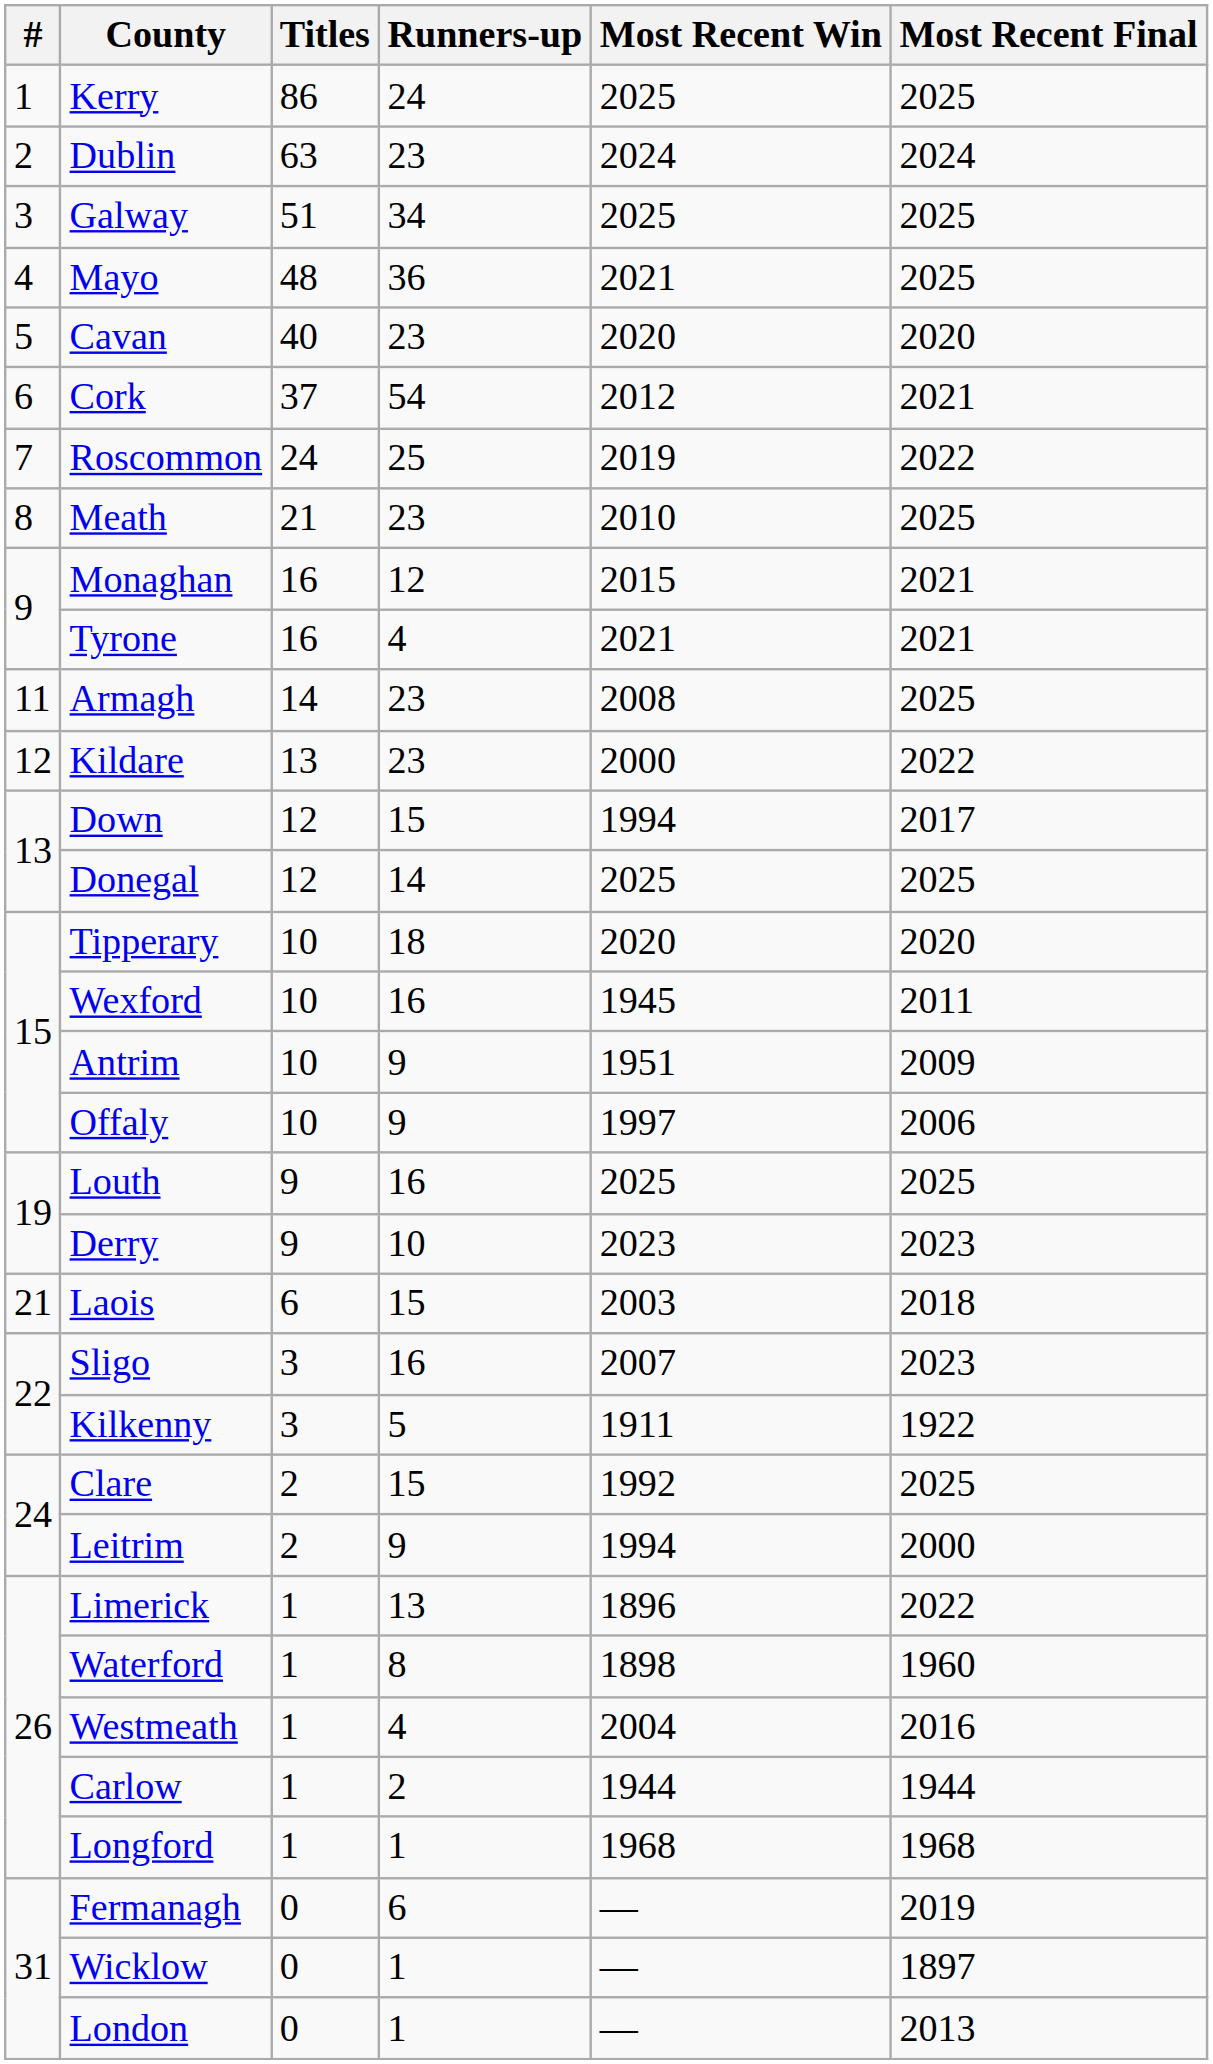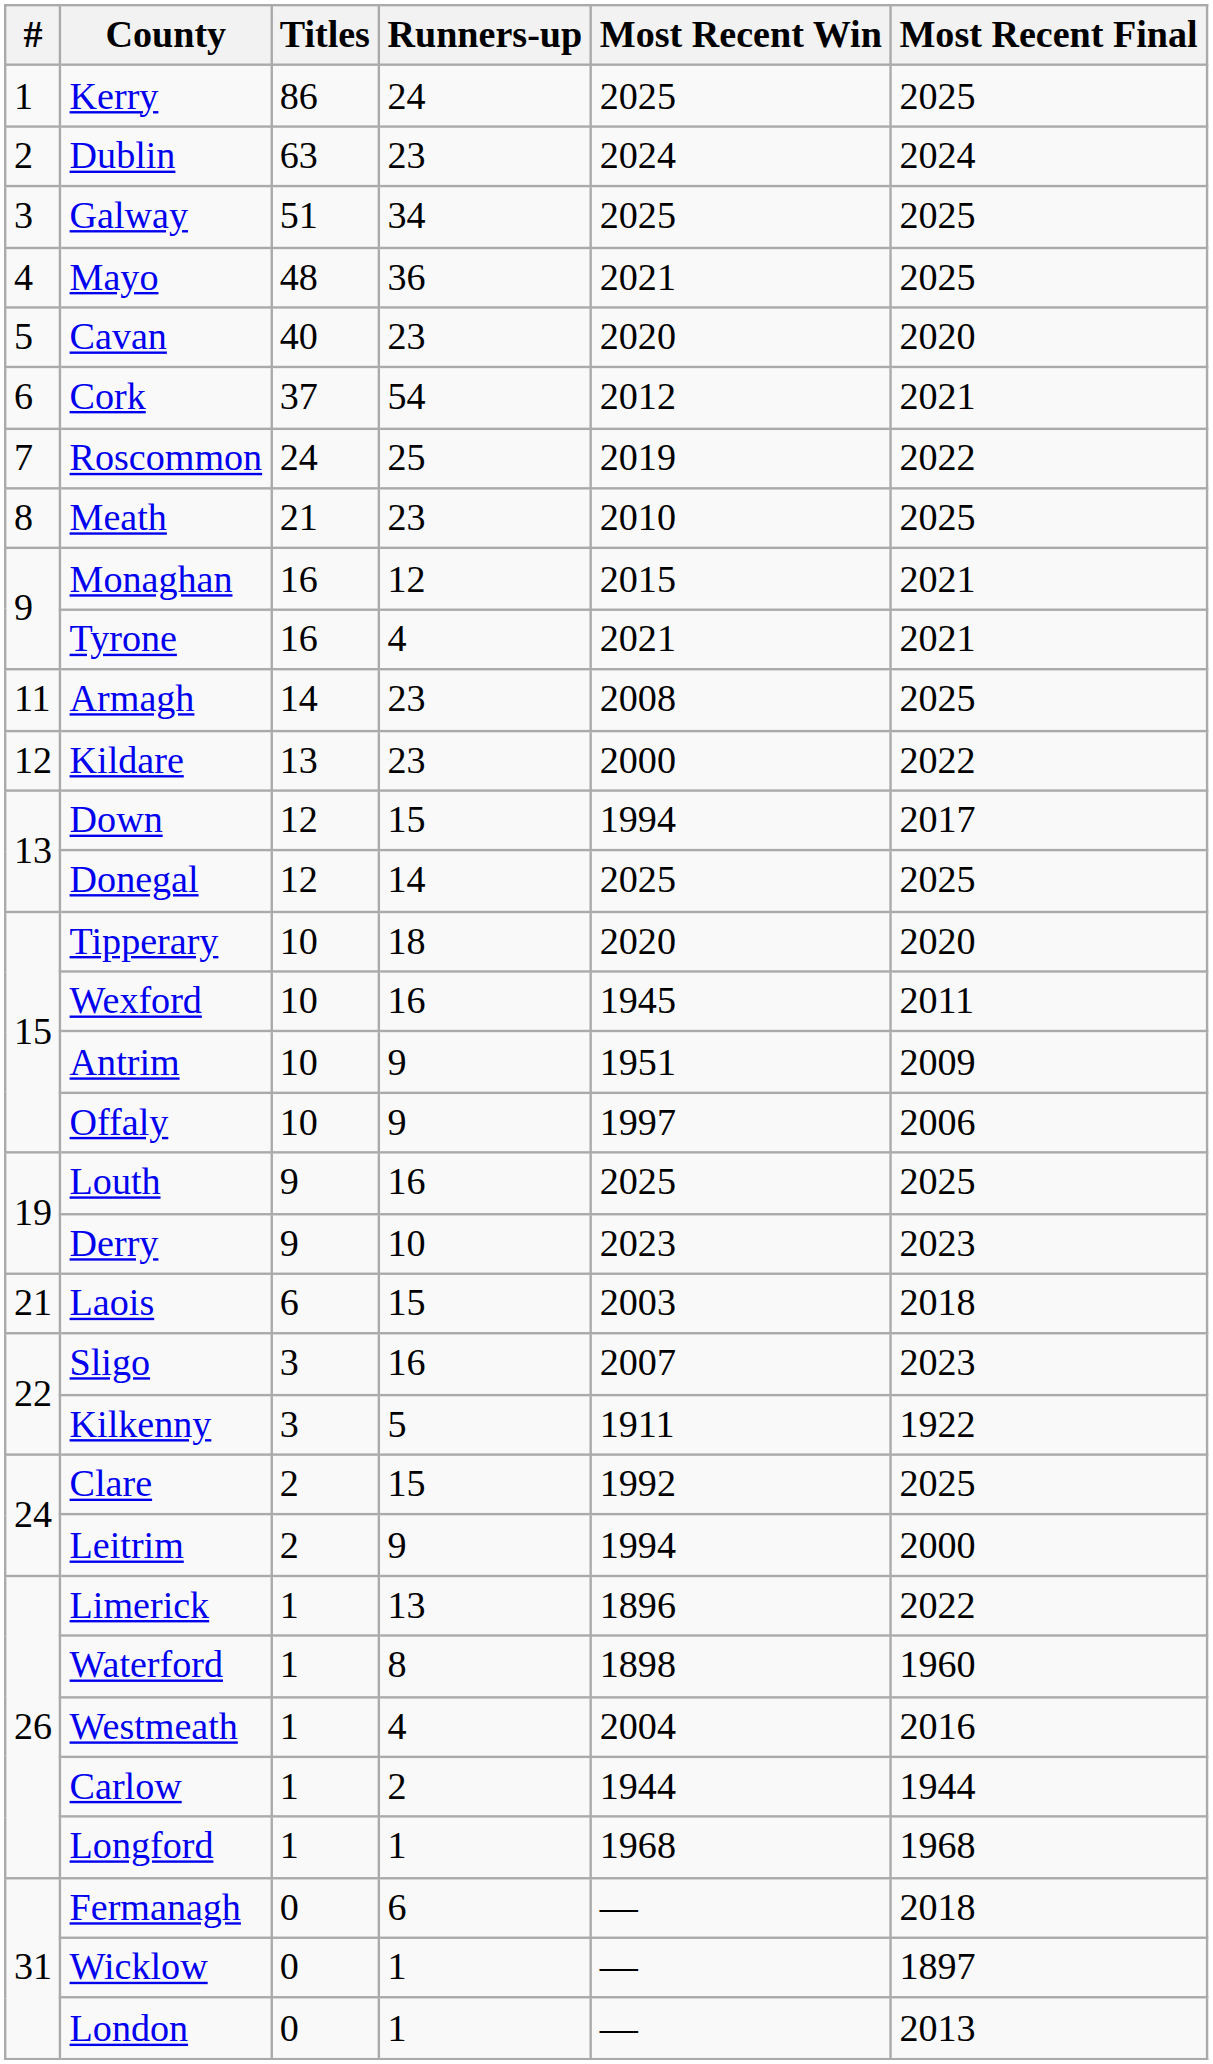(937, 1906) 2019 -> (937, 1906) 2018
